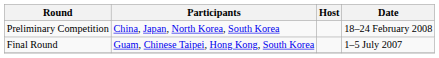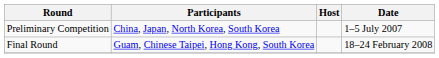(388, 28) 18–24 February 2008 -> (373, 28) 1–5 July 2007
(373, 45) 1–5 July 2007 -> (388, 45) 18–24 February 2008
